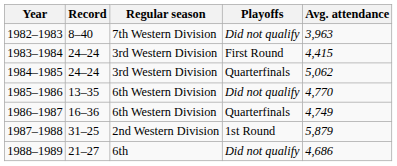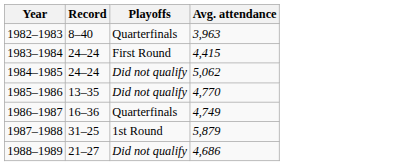- column: (166, 14)
(262, 33) Did not qualify -> (145, 33) Quarterfinals
(257, 72) Quarterfinals -> (150, 72) Did not qualify
